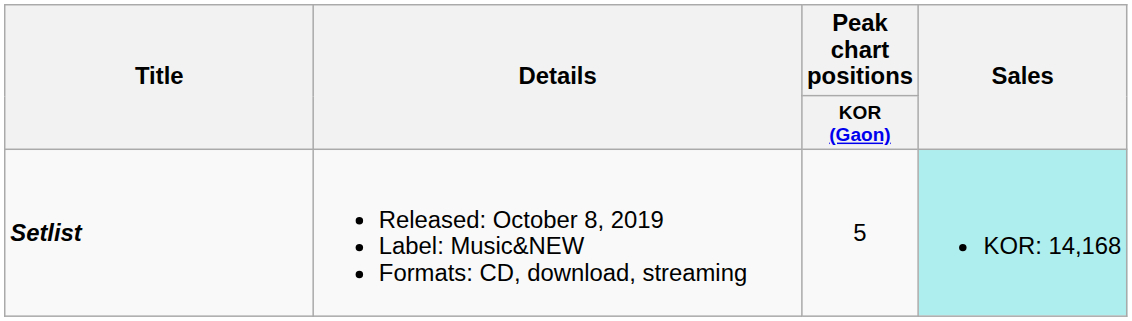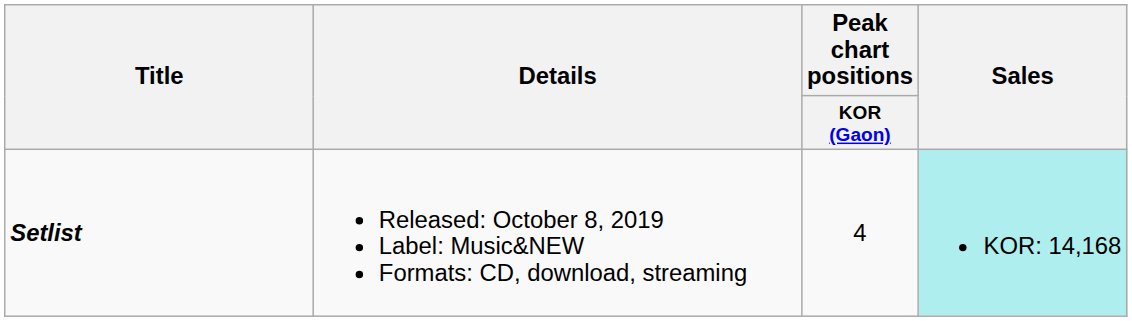(860, 232) 5 -> (860, 232) 4
